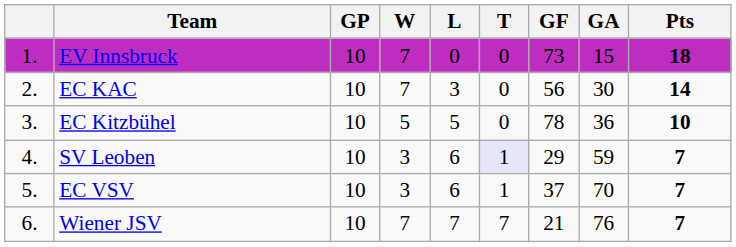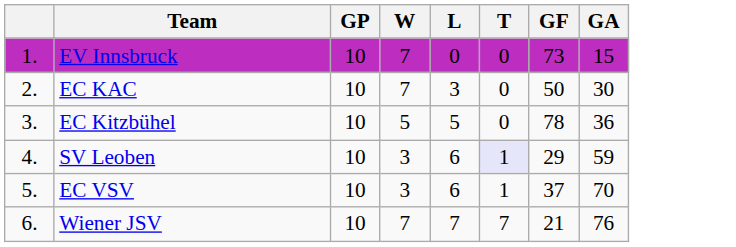- column: (680, 21)
(554, 88) 56 -> (554, 88) 50
